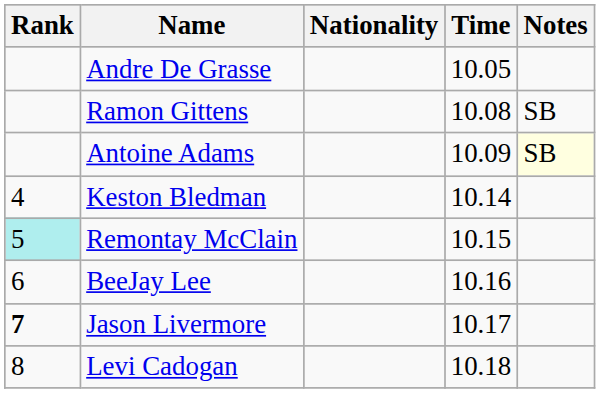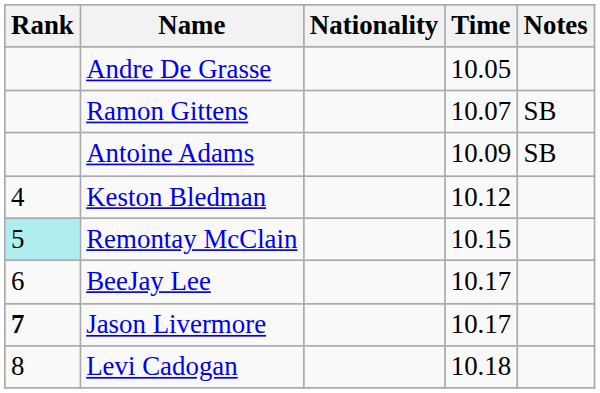(481, 111) 10.08 -> (481, 111) 10.07
(540, 153) lightyellow background -> (540, 153) no background
(481, 196) 10.14 -> (481, 196) 10.12
(481, 281) 10.16 -> (481, 281) 10.17
